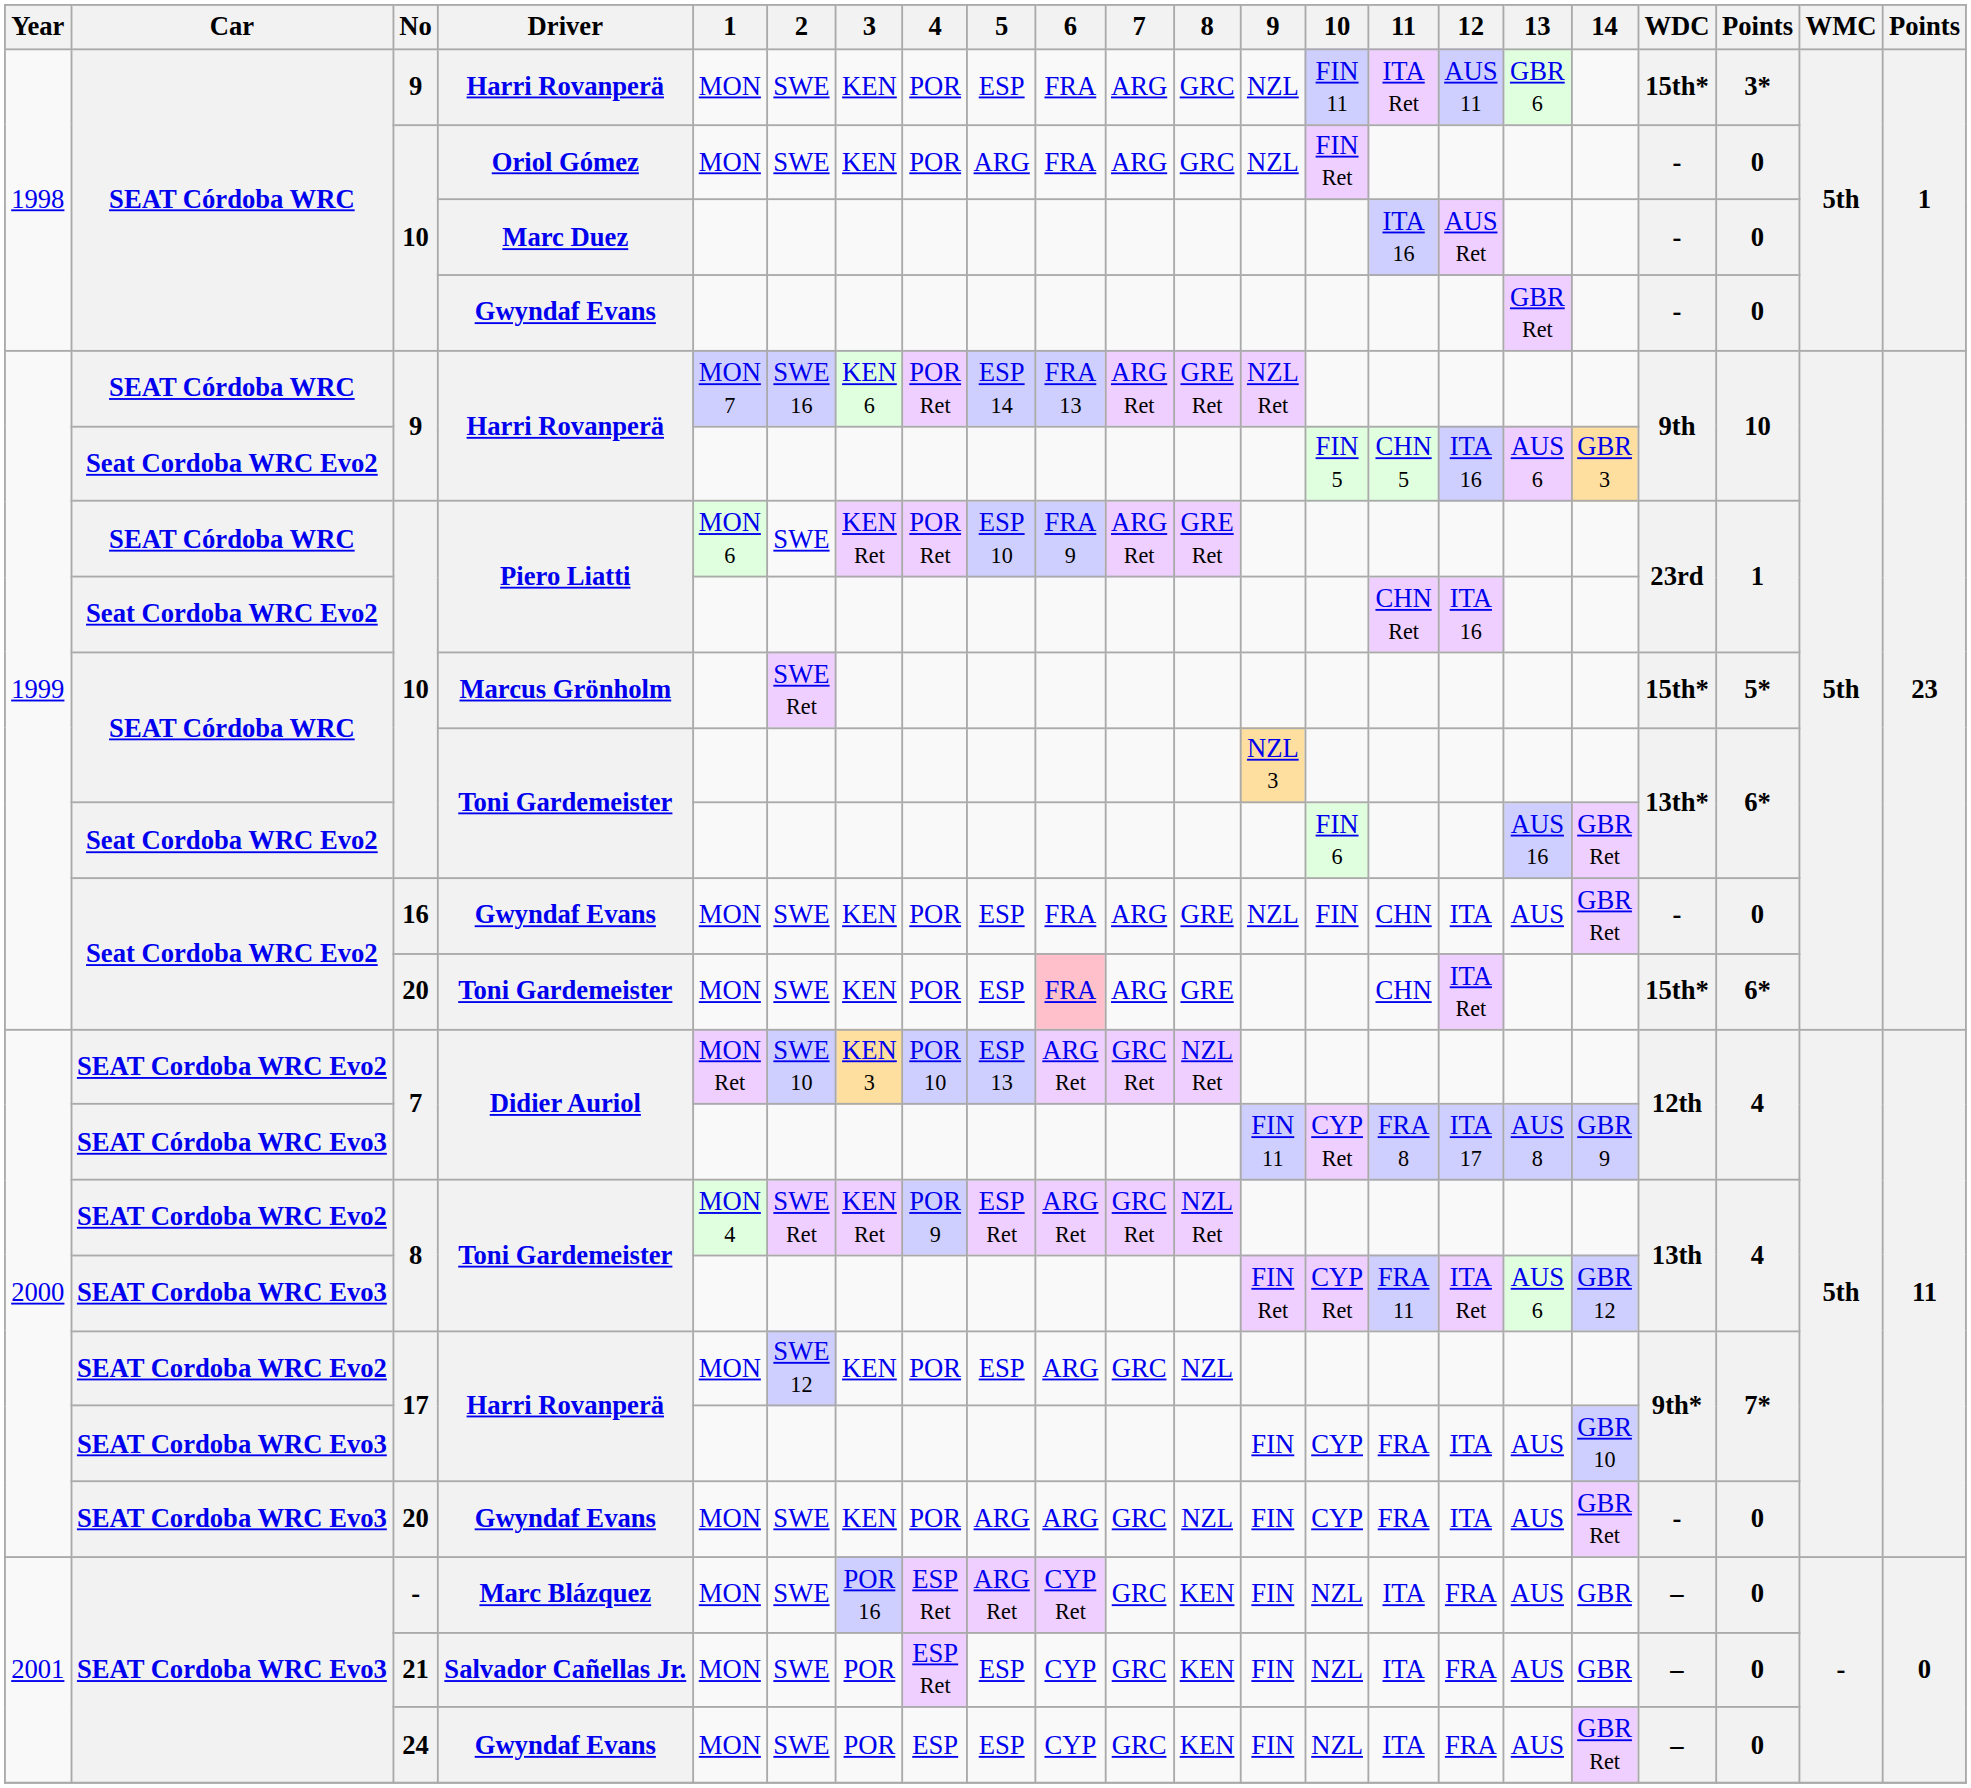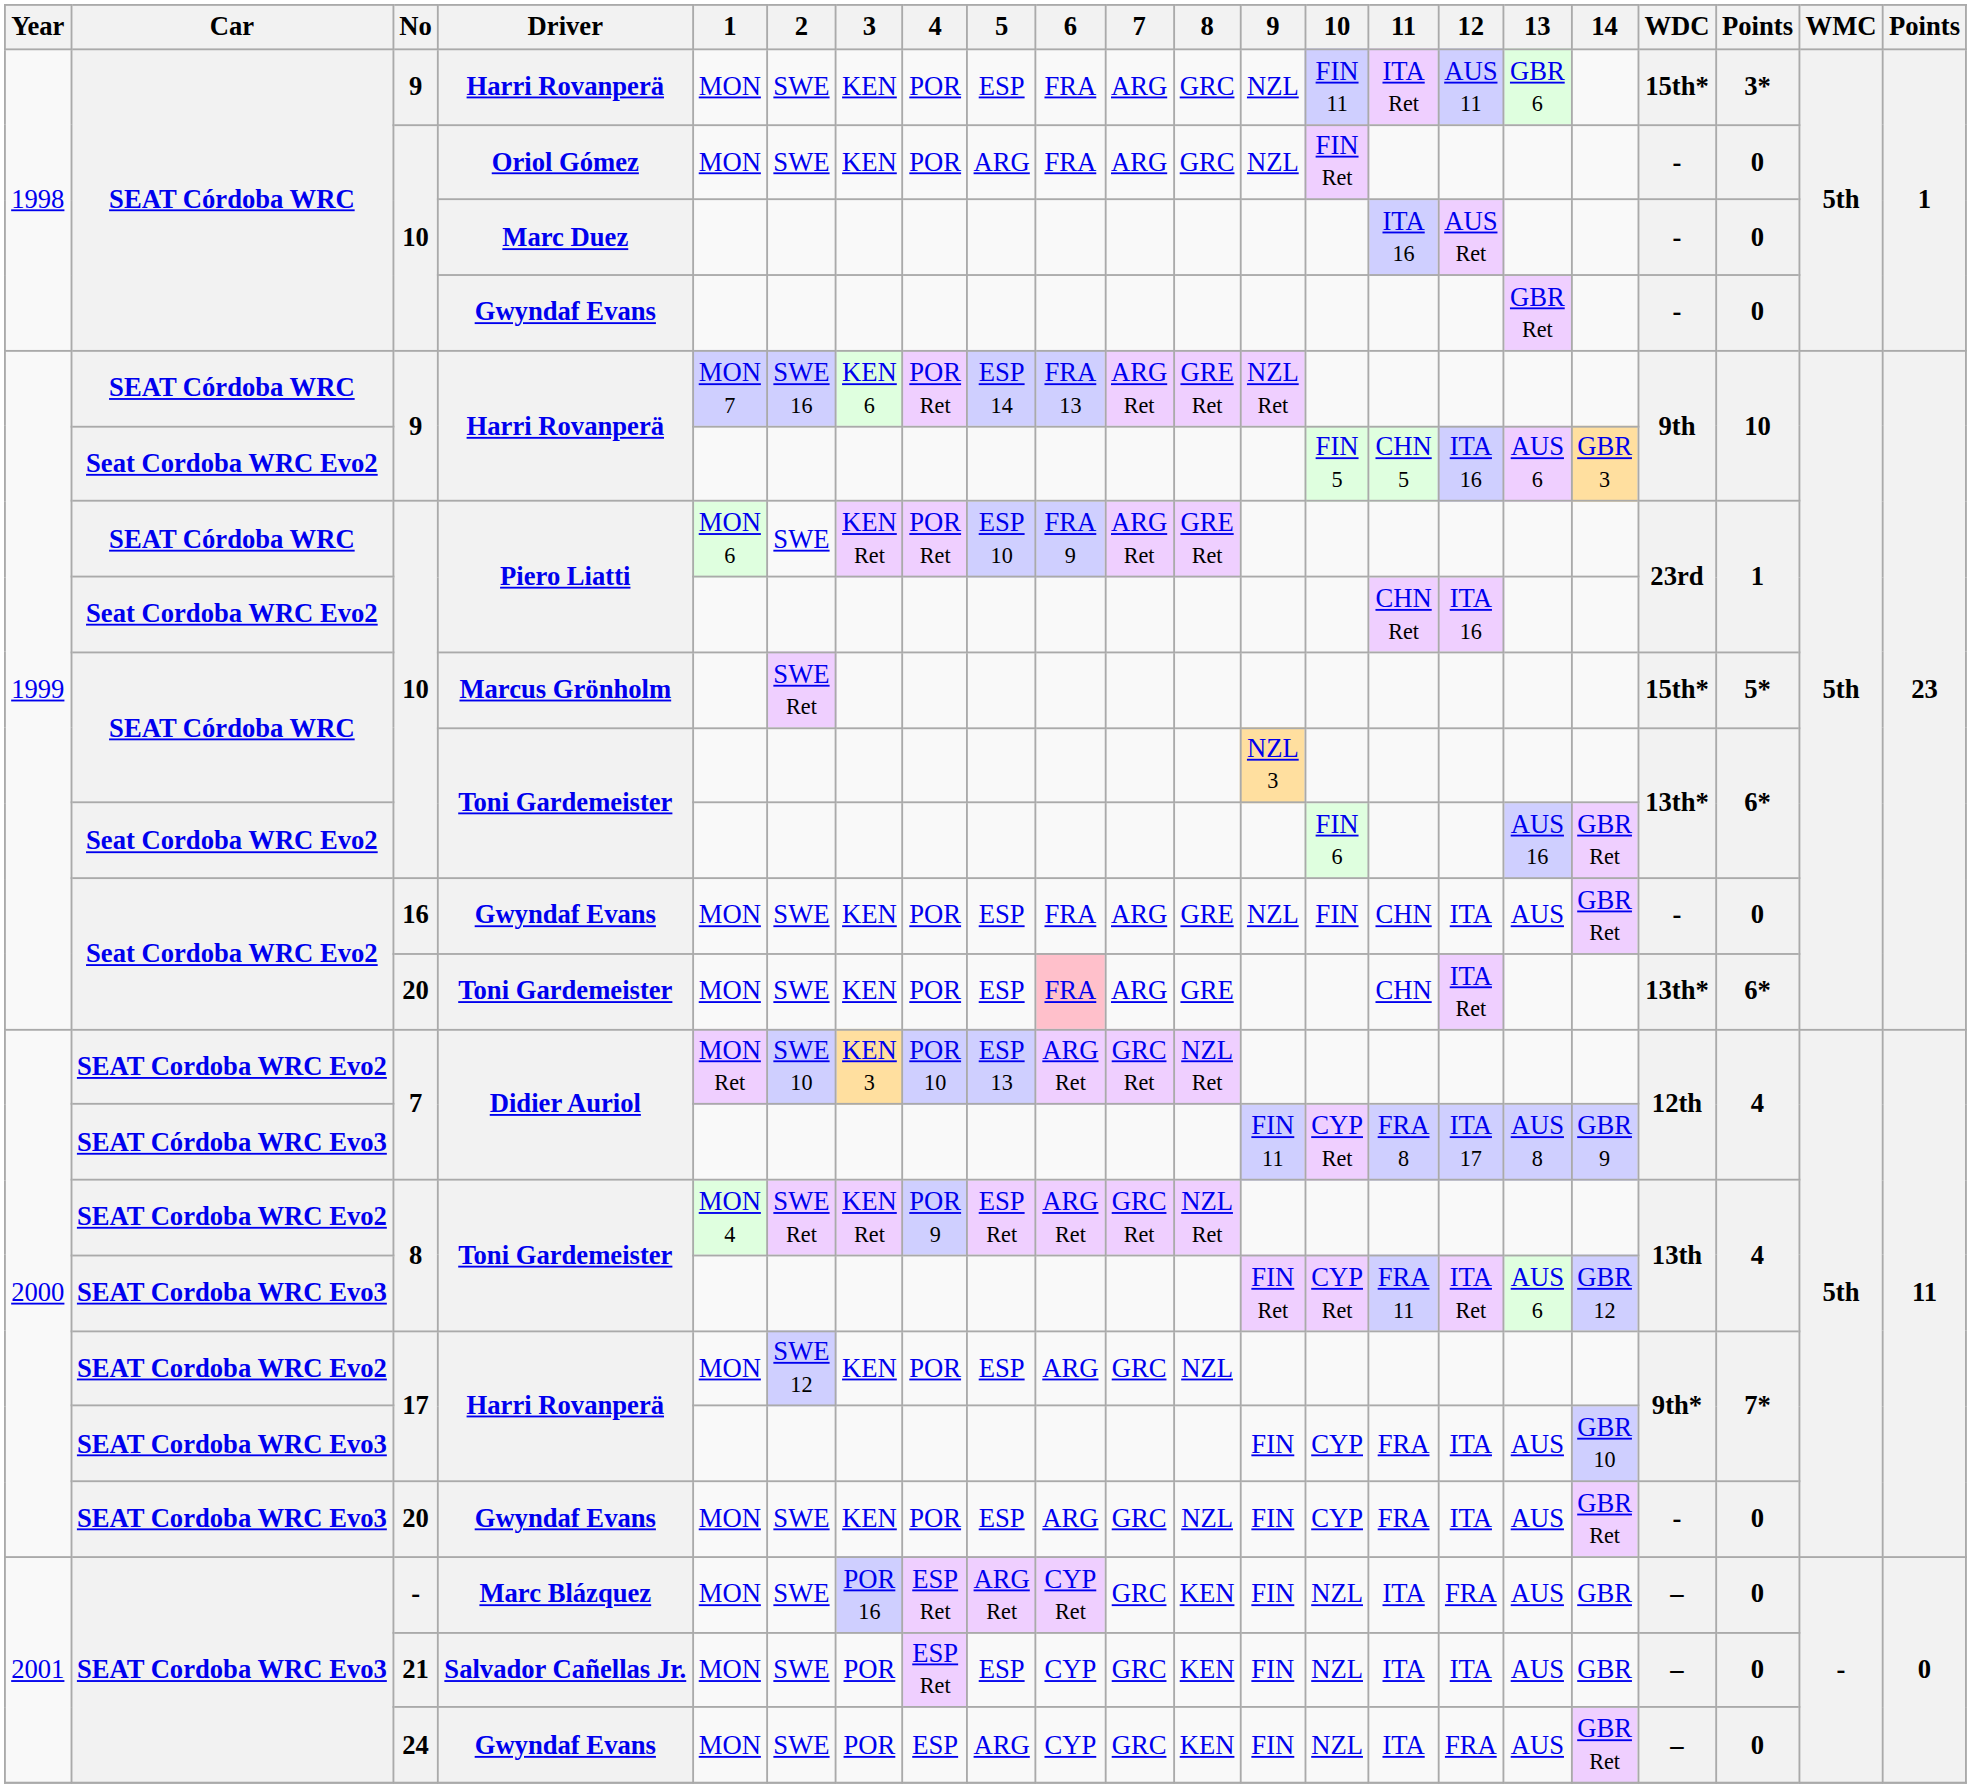(1677, 991) 15th* -> (1677, 991) 13th*
(1002, 1518) ARG -> (1002, 1518) ESP
(1471, 1669) FRA -> (1471, 1669) ITA
(1002, 1745) ESP -> (1002, 1745) ARG
